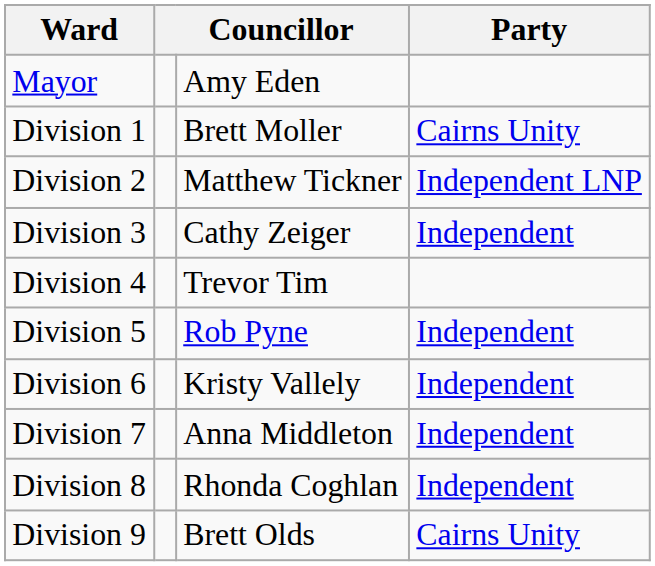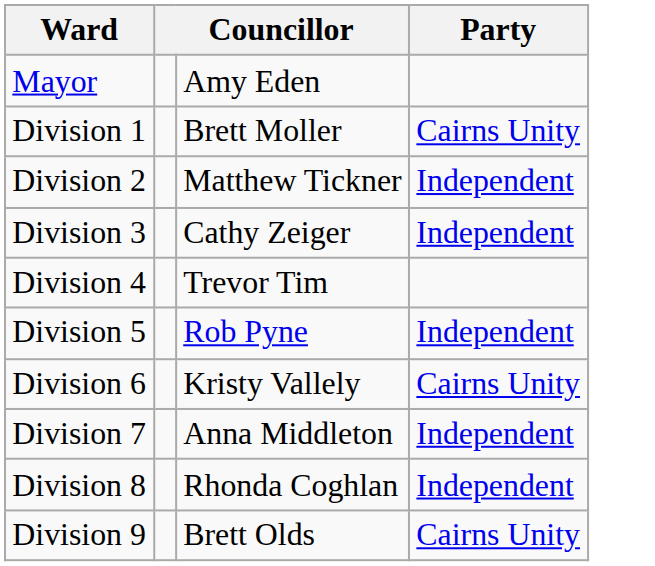(529, 181) Independent LNP -> (495, 181) Independent
(495, 383) Independent -> (498, 383) Cairns Unity
